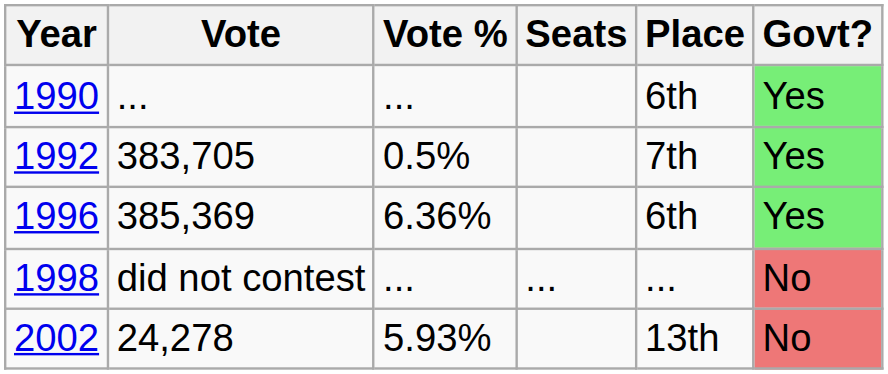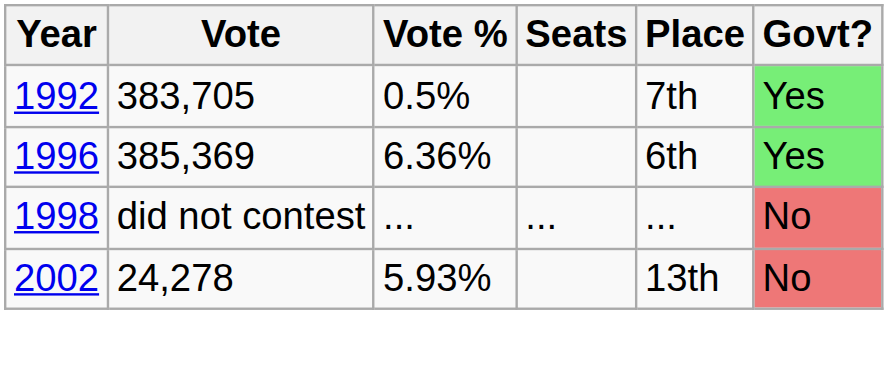- row: (57, 95)
